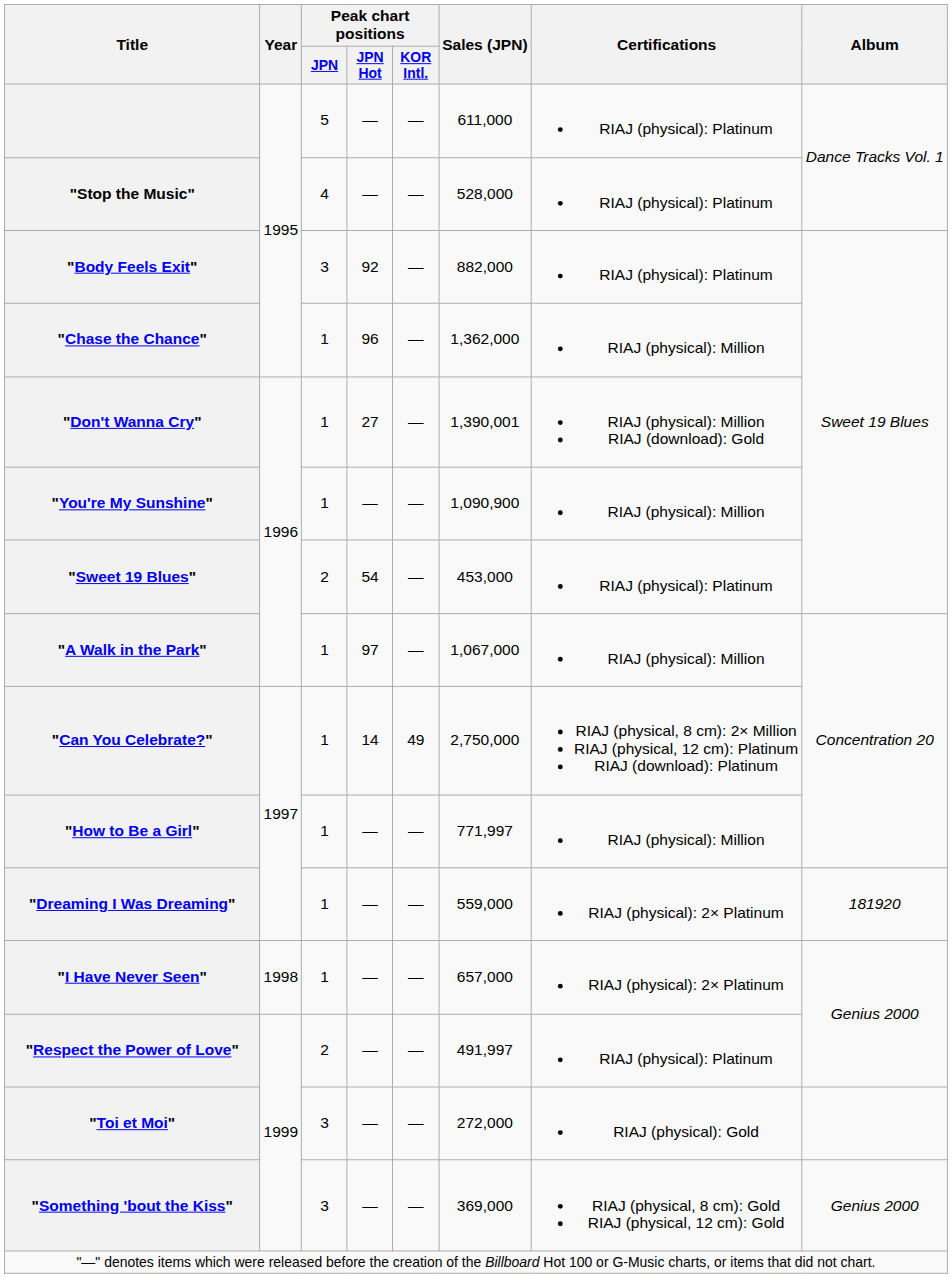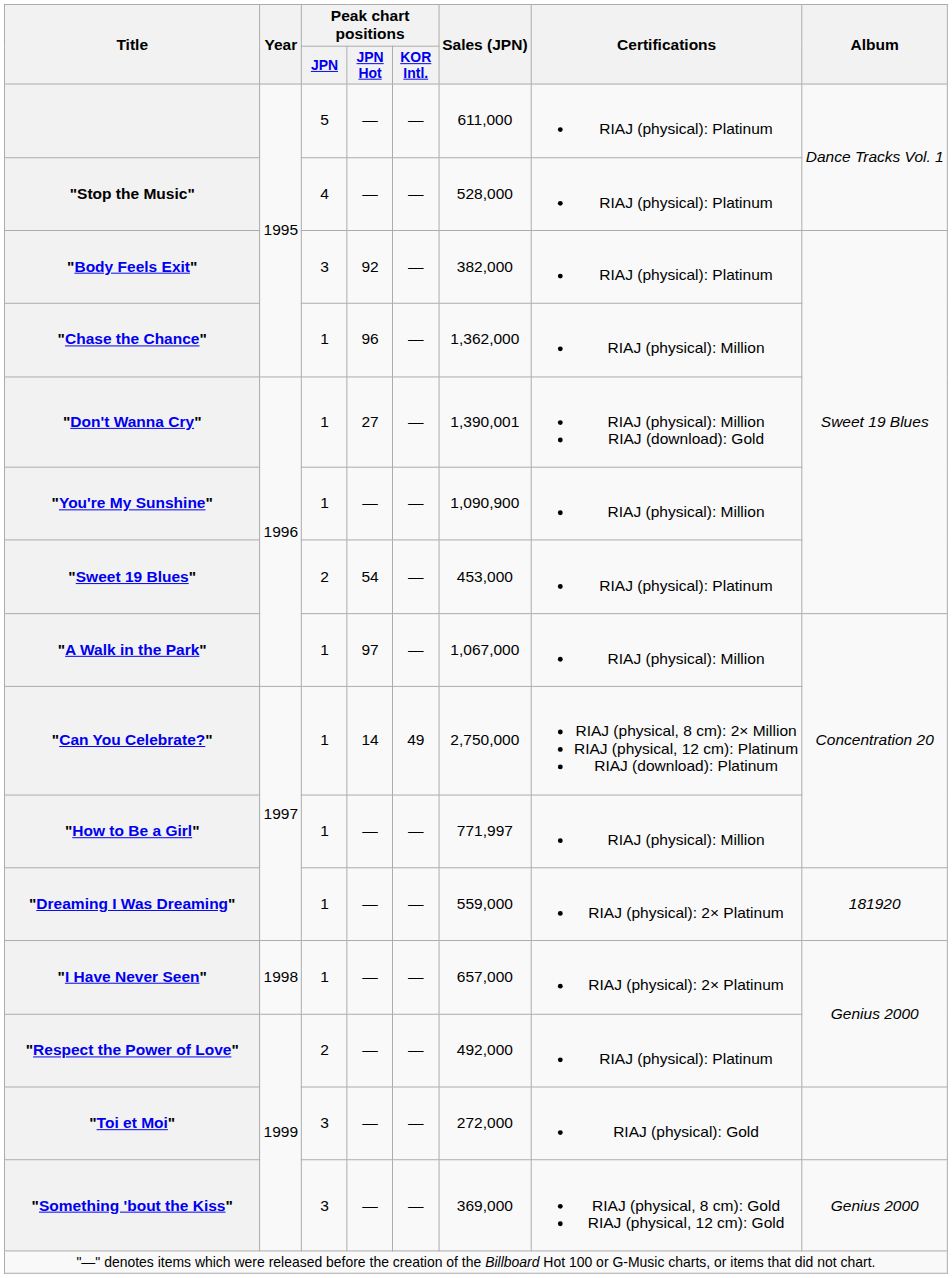(485, 266) 882,000 -> (485, 266) 382,000
(485, 1050) 491,997 -> (485, 1050) 492,000
